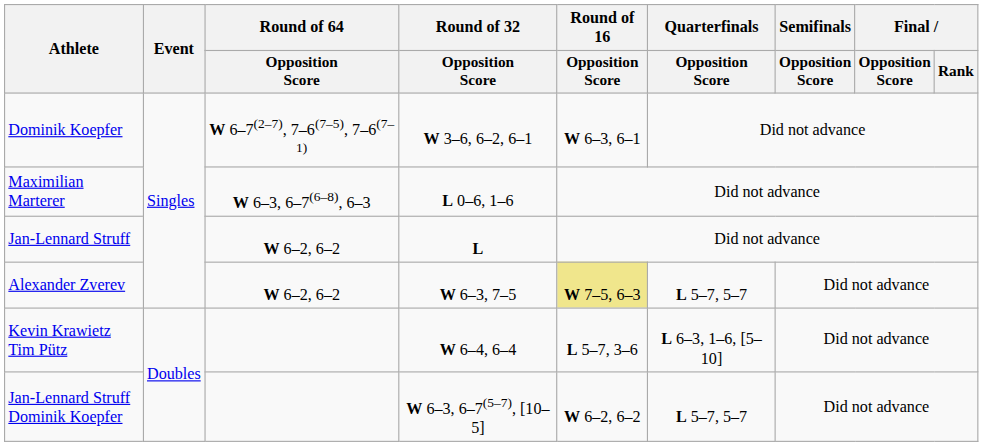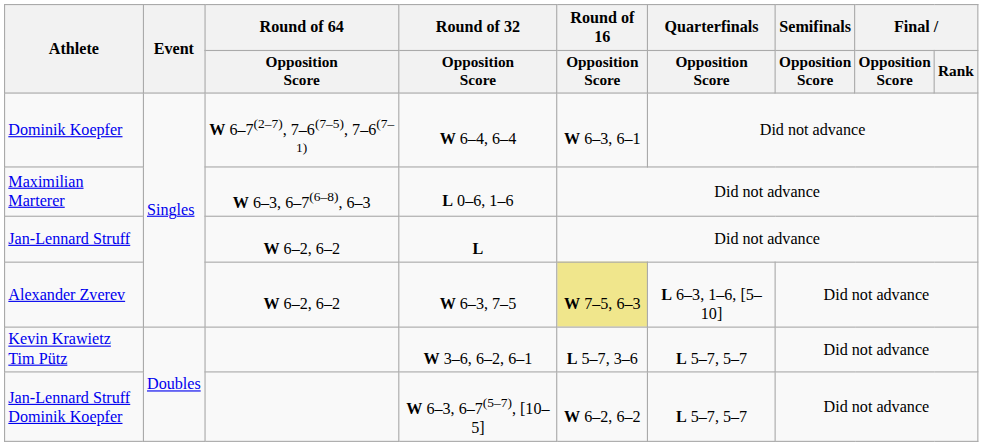(478, 139) W 3–6, 6–2, 6–1 -> (478, 139) W 6–4, 6–4
(712, 294) L 5–7, 5–7 -> (712, 304) L 6–3, 1–6, [5–10]
(478, 349) W 6–4, 6–4 -> (478, 359) W 3–6, 6–2, 6–1
(712, 349) L 6–3, 1–6, [5–10] -> (712, 359) L 5–7, 5–7
